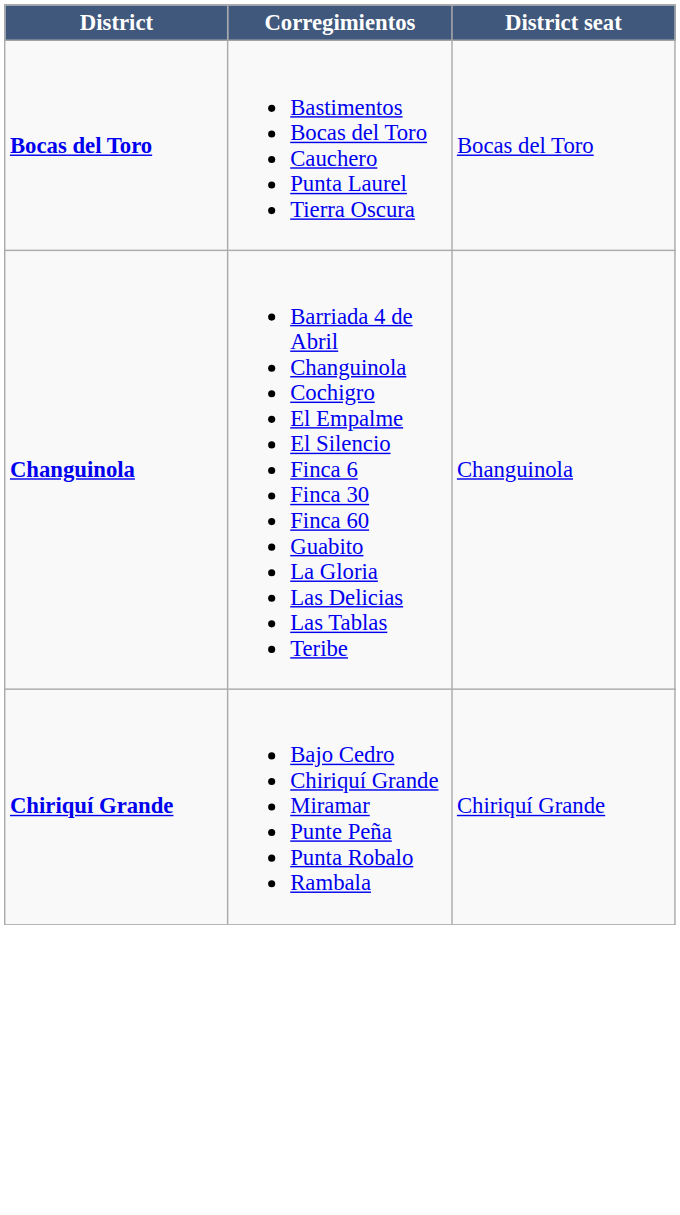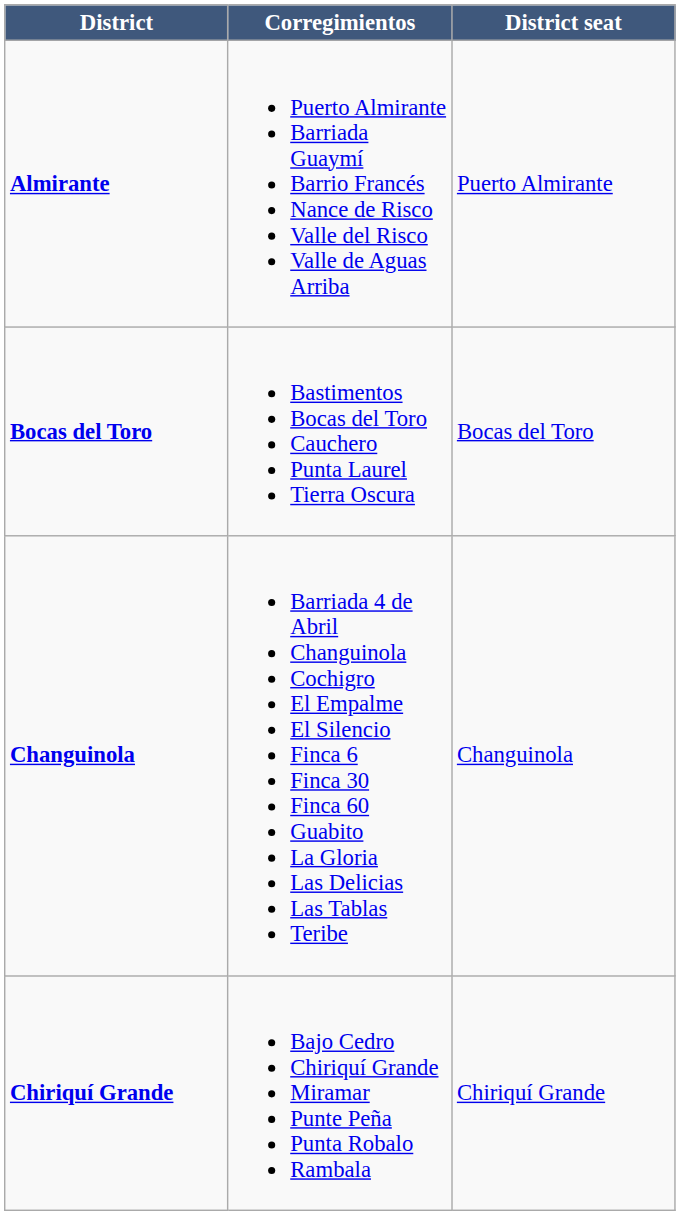+ row: (60, 183)
